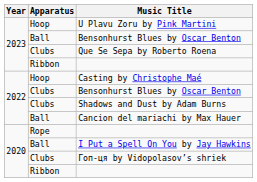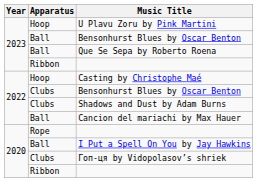(42, 51) Clubs -> (40, 51) Ball
